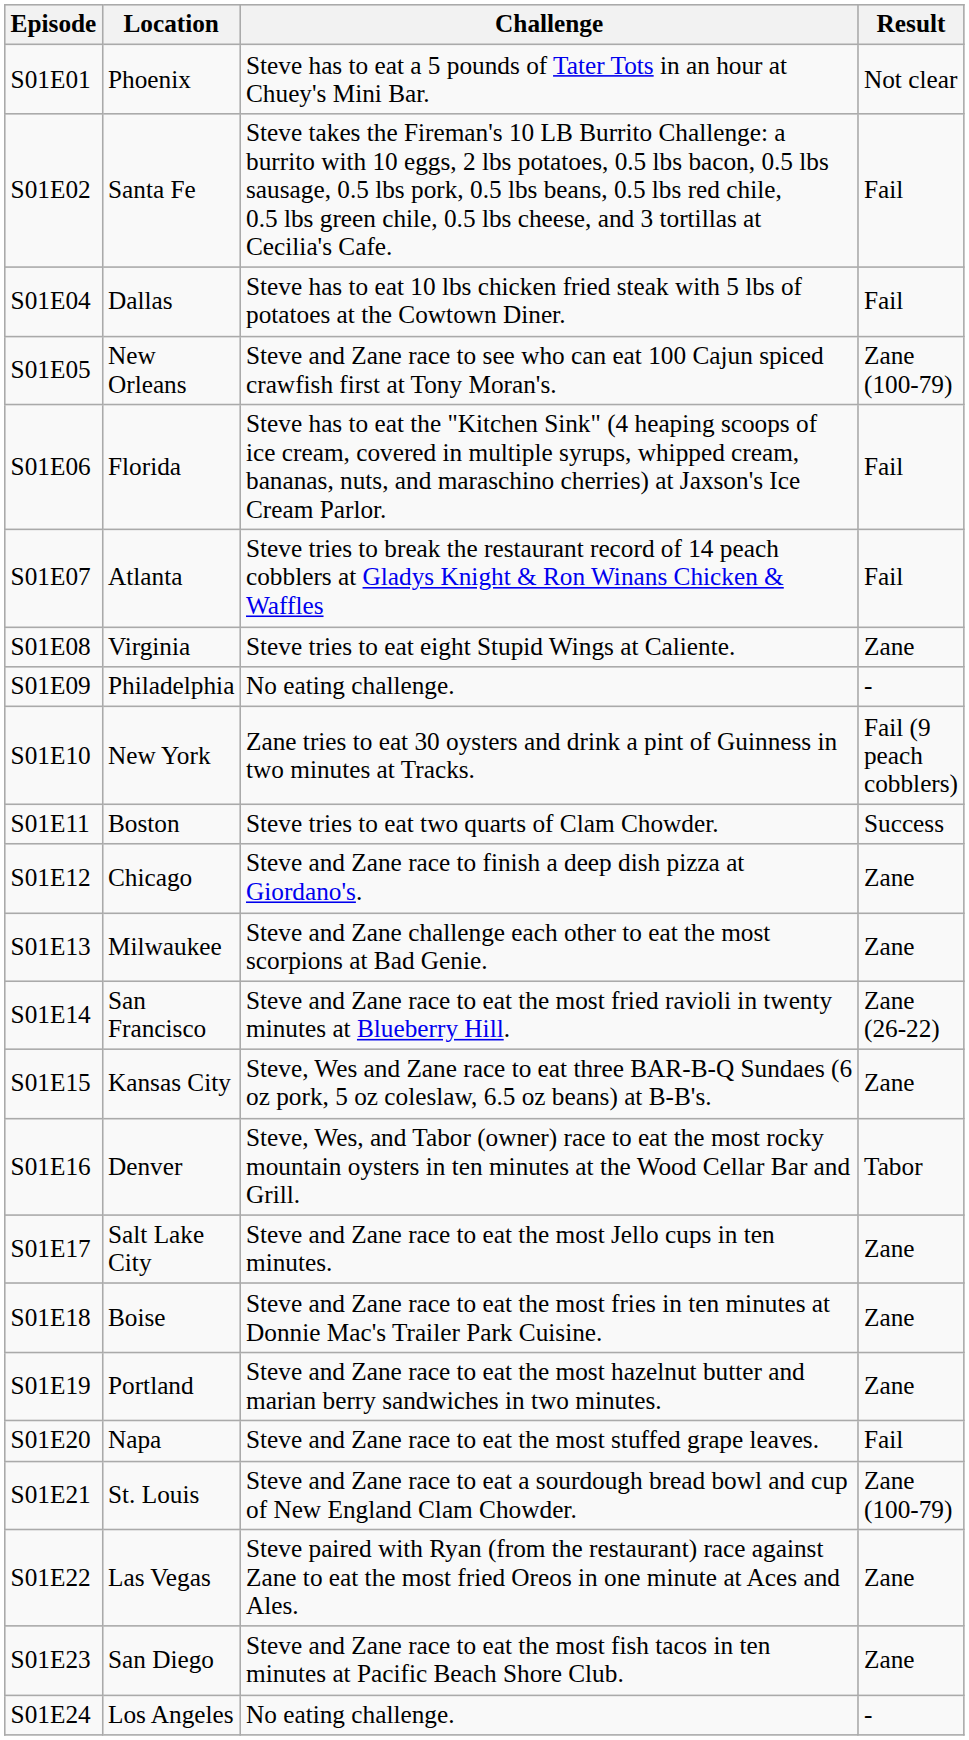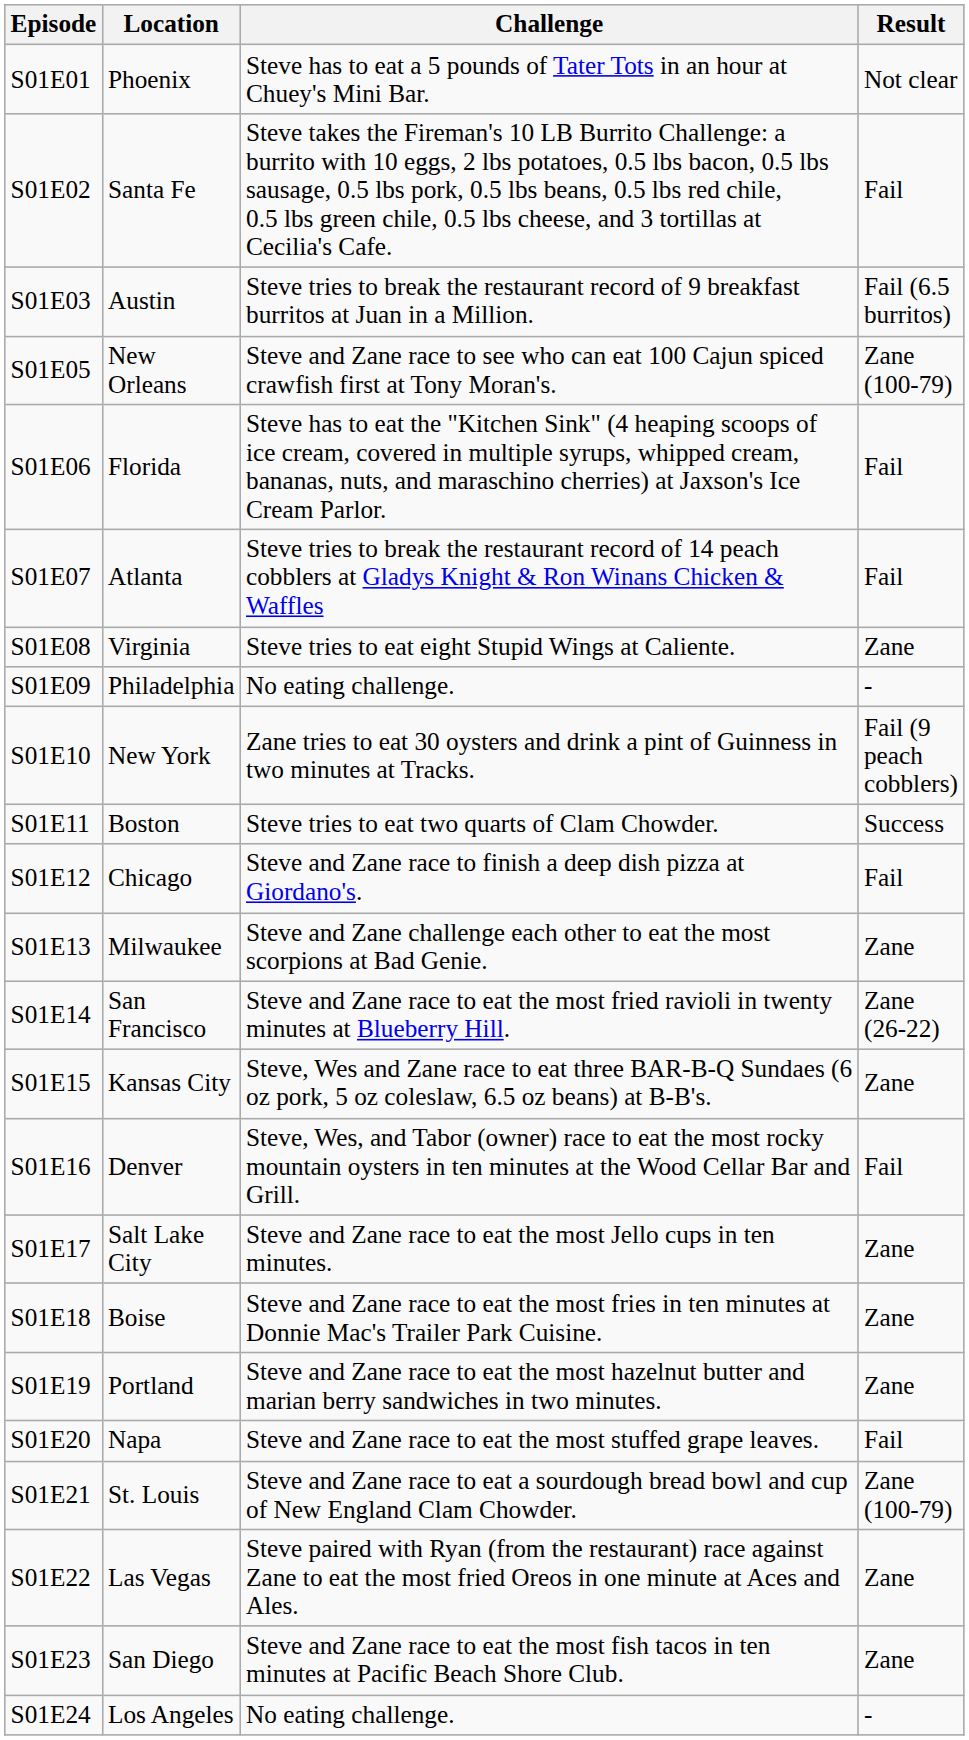+ row: (51, 301)
- row: (51, 301)
(889, 877) Zane -> (884, 877) Fail
(893, 1166) Tabor -> (884, 1166) Fail
